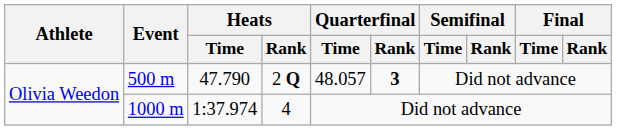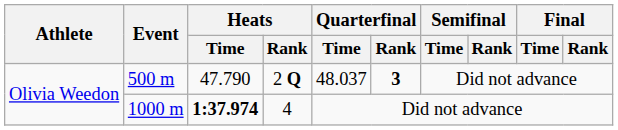(340, 79) 48.057 -> (341, 79) 48.037
(225, 109) normal -> (225, 109) bold
